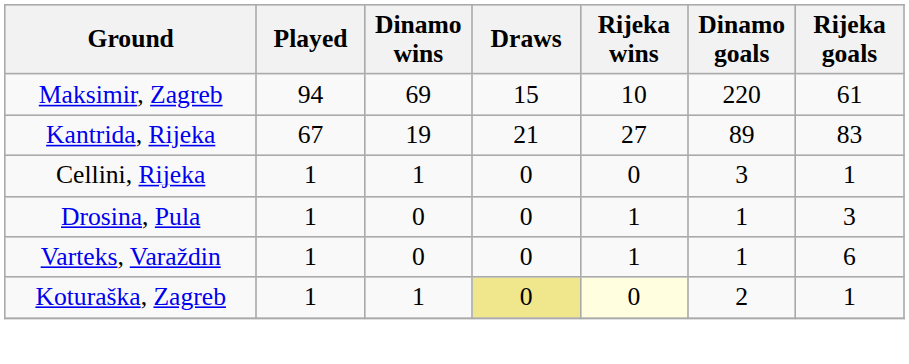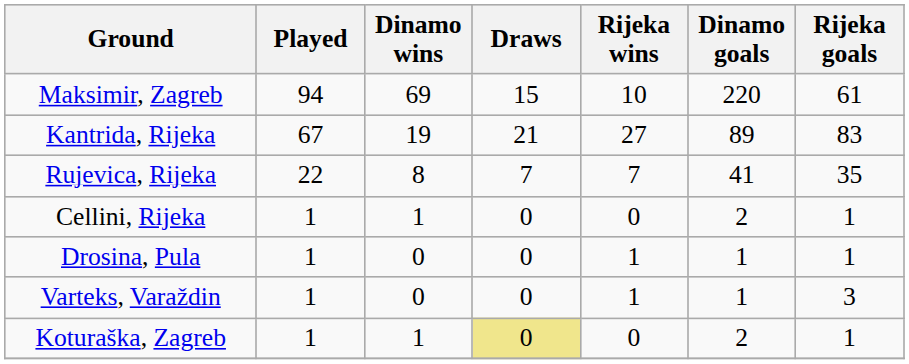+ row: (131, 175)
(742, 175) 3 -> (742, 216) 2
(850, 216) 3 -> (850, 256) 1
(850, 256) 6 -> (850, 297) 3
(634, 297) lightyellow background -> (634, 337) no background
